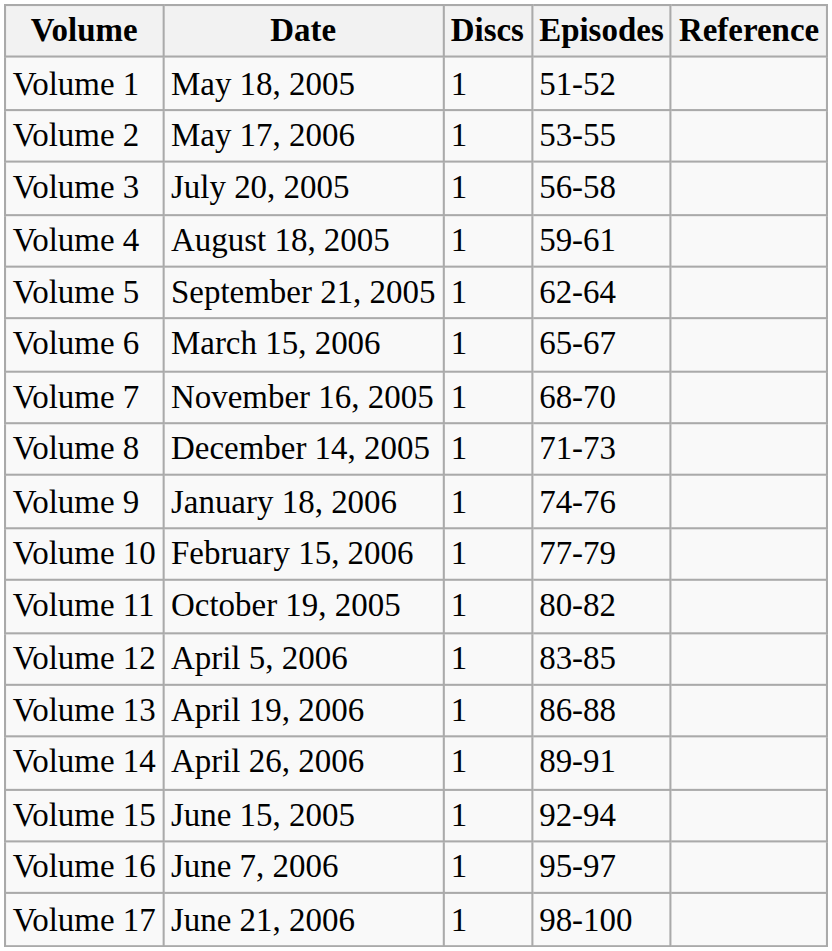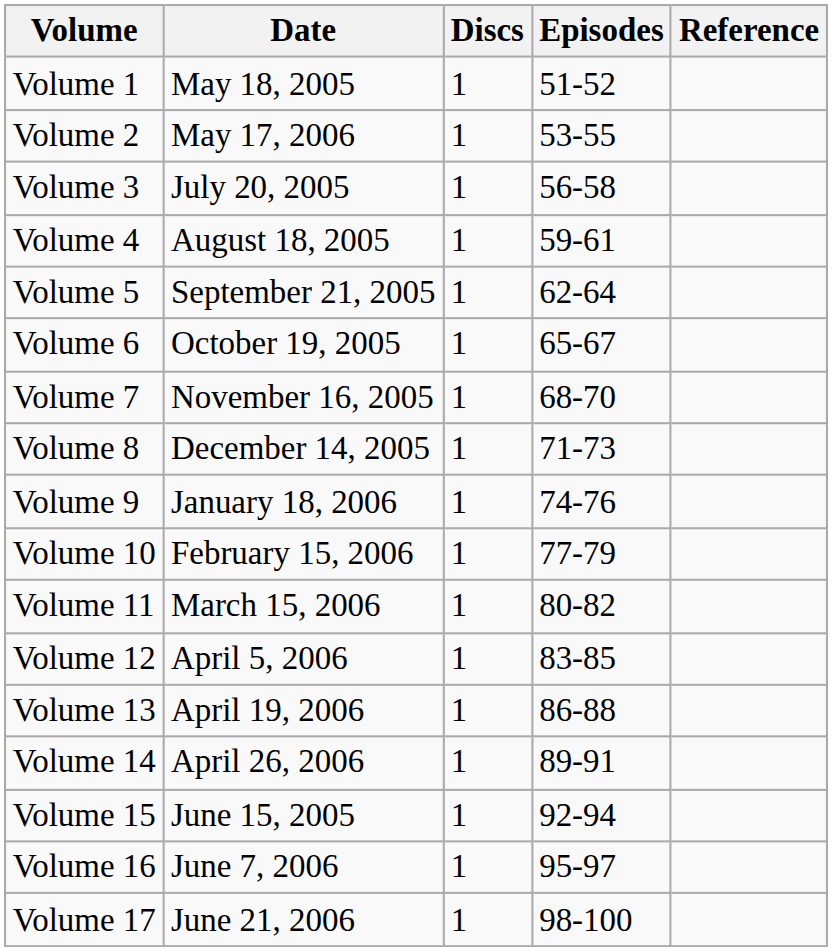(276, 344) March 15, 2006 -> (286, 344) October 19, 2005
(286, 605) October 19, 2005 -> (276, 605) March 15, 2006
